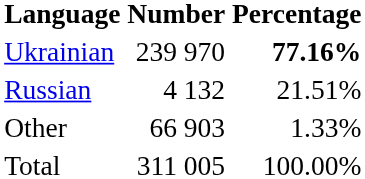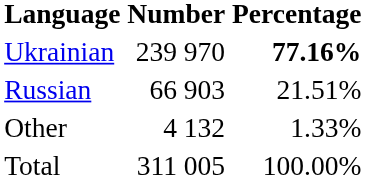(194, 89) 4 132 -> (187, 89) 66 903
(187, 127) 66 903 -> (194, 127) 4 132
